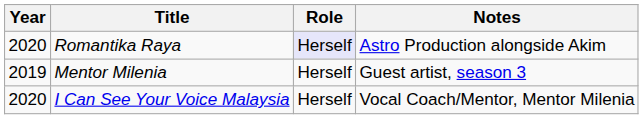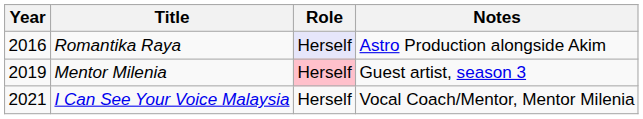(28, 45) 2020 -> (28, 45) 2016
(325, 72) no background -> (325, 72) pink background
(28, 99) 2020 -> (28, 99) 2021
